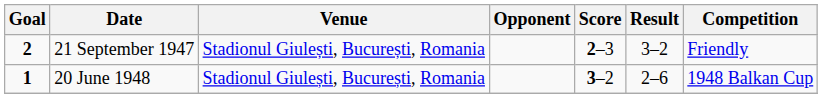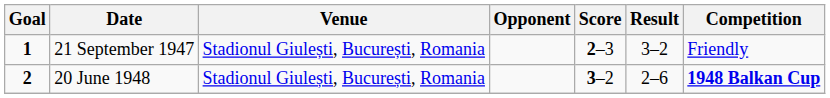(27, 49) 2 -> (27, 49) 1
(27, 79) 1 -> (27, 79) 2
(750, 79) normal -> (754, 79) bold
